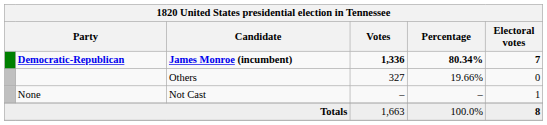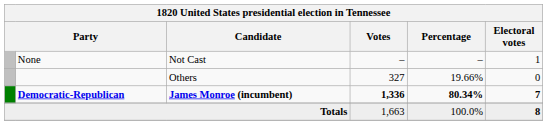rows swapped: (71, 60) <-> (29, 94)
